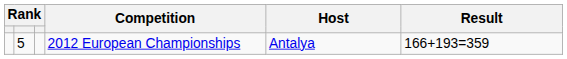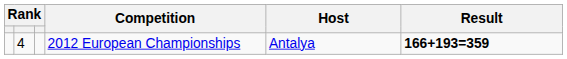(21, 43) 5 -> (21, 43) 4
(447, 43) normal -> (447, 43) bold
